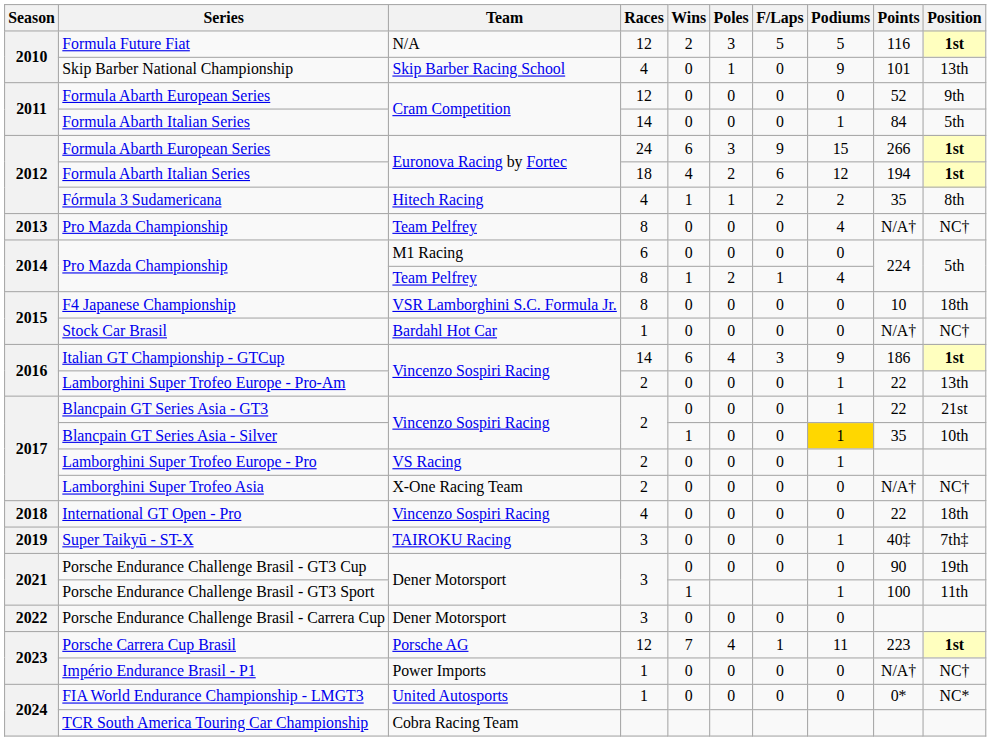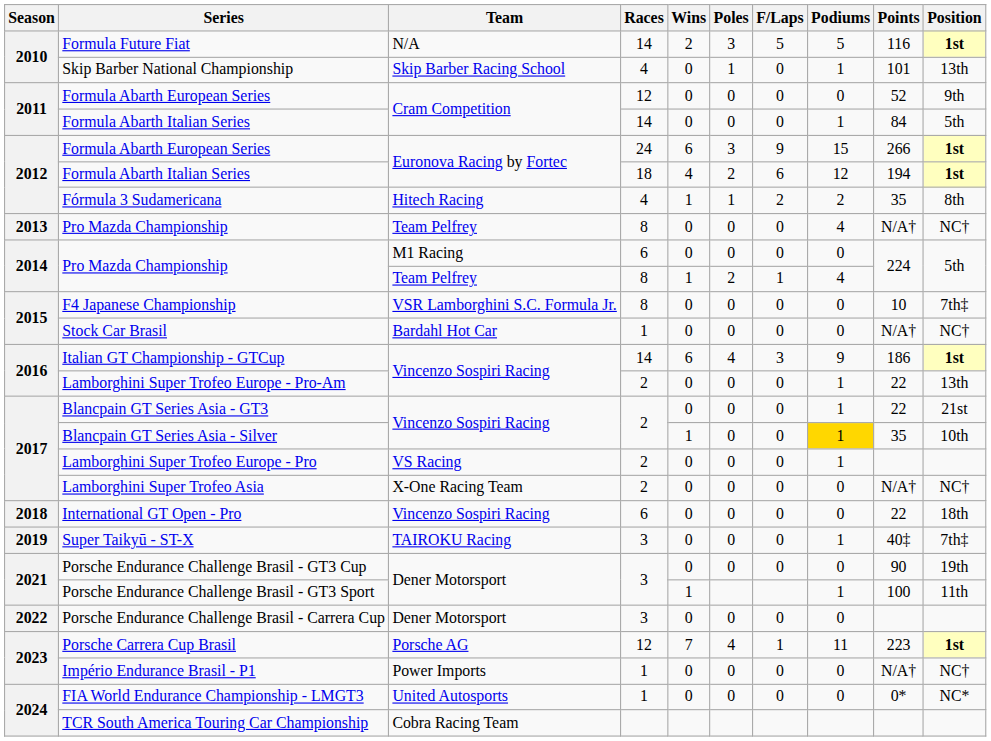(644, 44) 12 -> (644, 44) 14
(841, 70) 9 -> (841, 70) 1
(954, 305) 18th -> (954, 305) 7th‡
(644, 514) 4 -> (644, 514) 6
